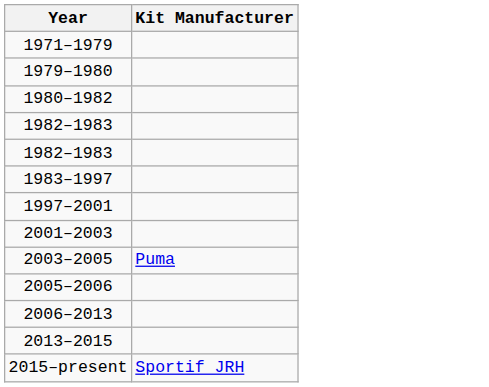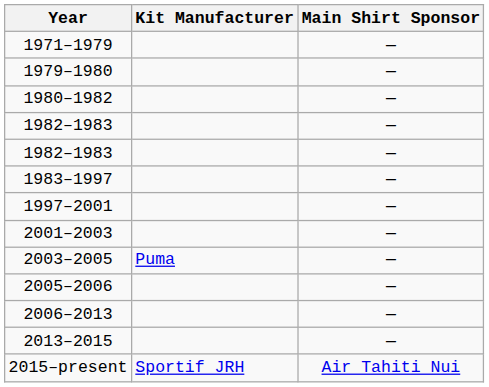+ column: (391, 18)
